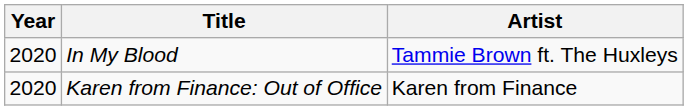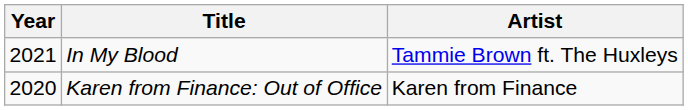(33, 54) 2020 -> (33, 54) 2021
